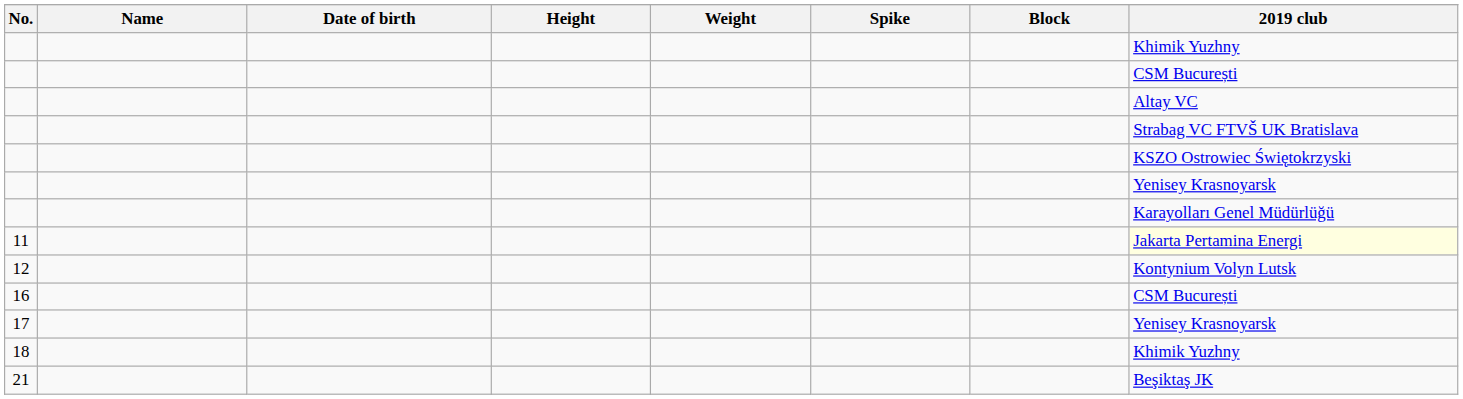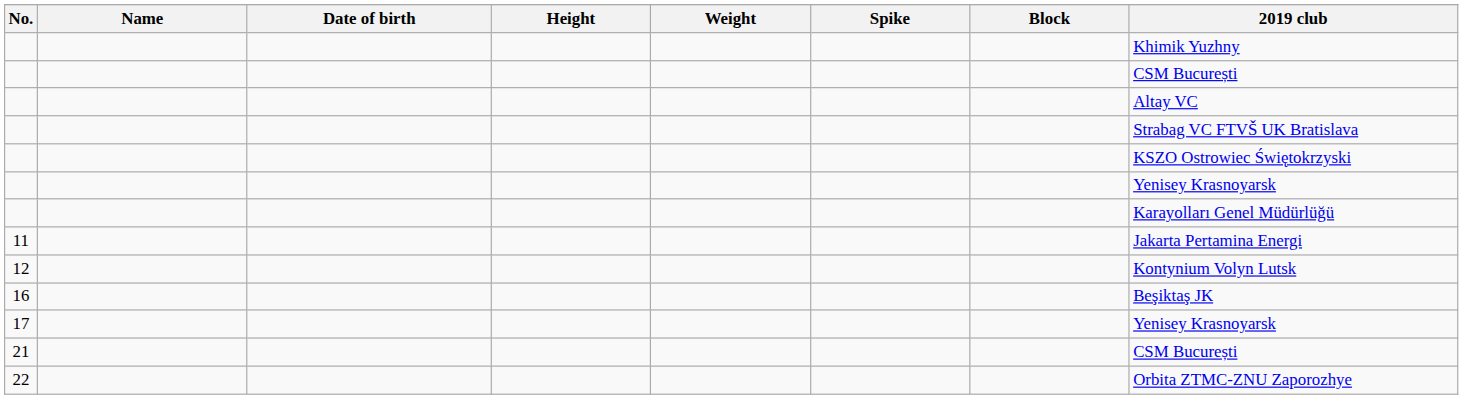(1218, 241) lightyellow background -> (1218, 241) no background
(1185, 296) CSM București -> (1173, 296) Beşiktaş JK
- row: (21, 352)
(1173, 380) Beşiktaş JK -> (1185, 352) CSM București
+ row: (21, 380)
